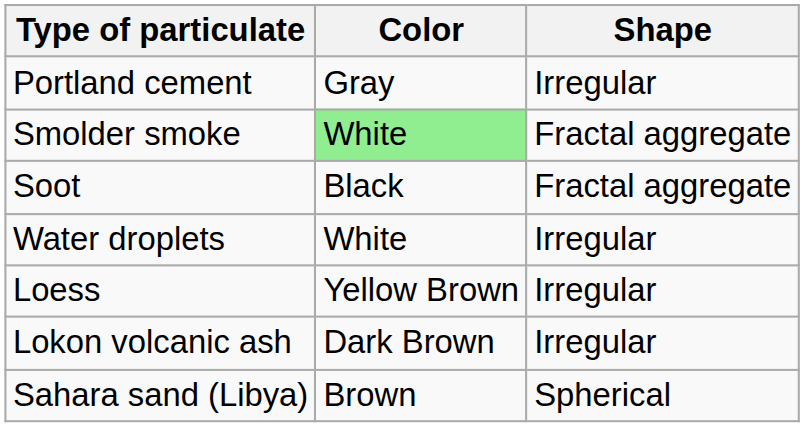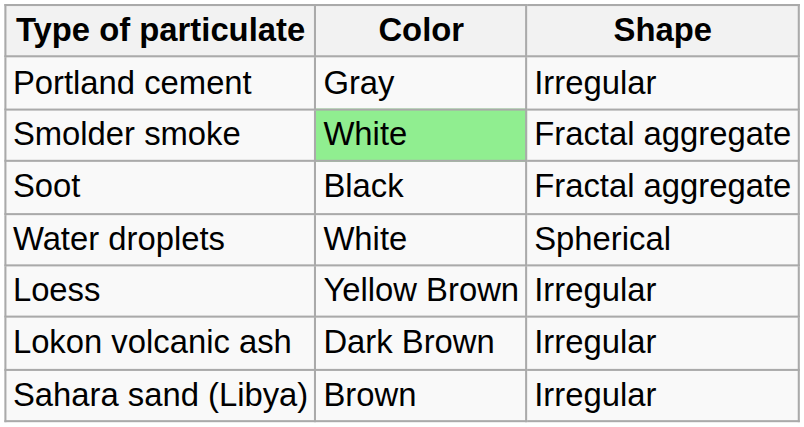(595, 238) Irregular -> (603, 238) Spherical
(603, 394) Spherical -> (595, 394) Irregular
